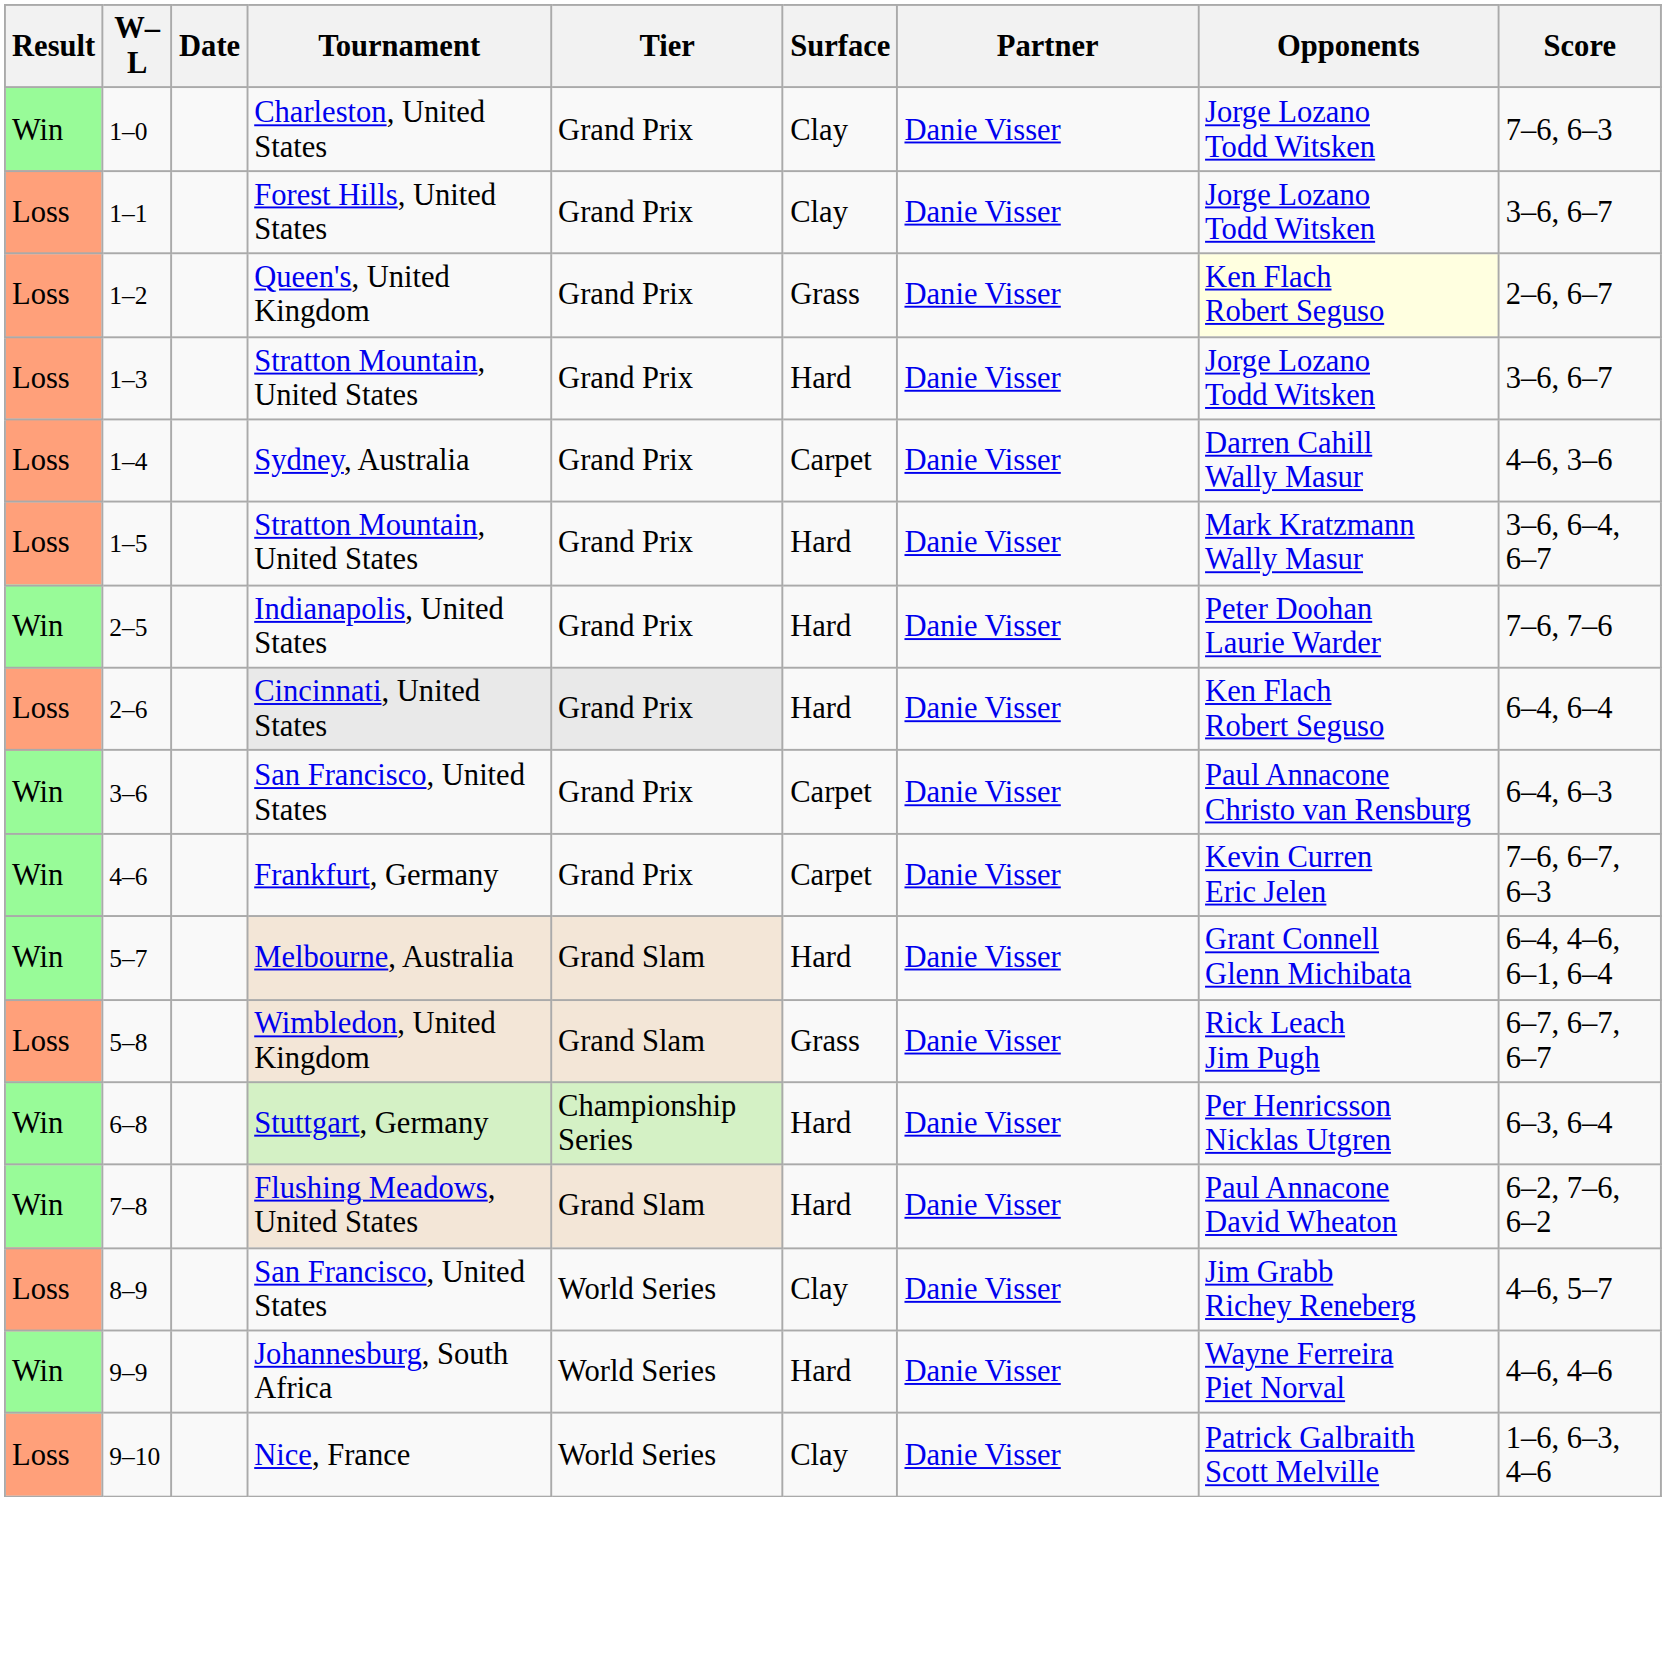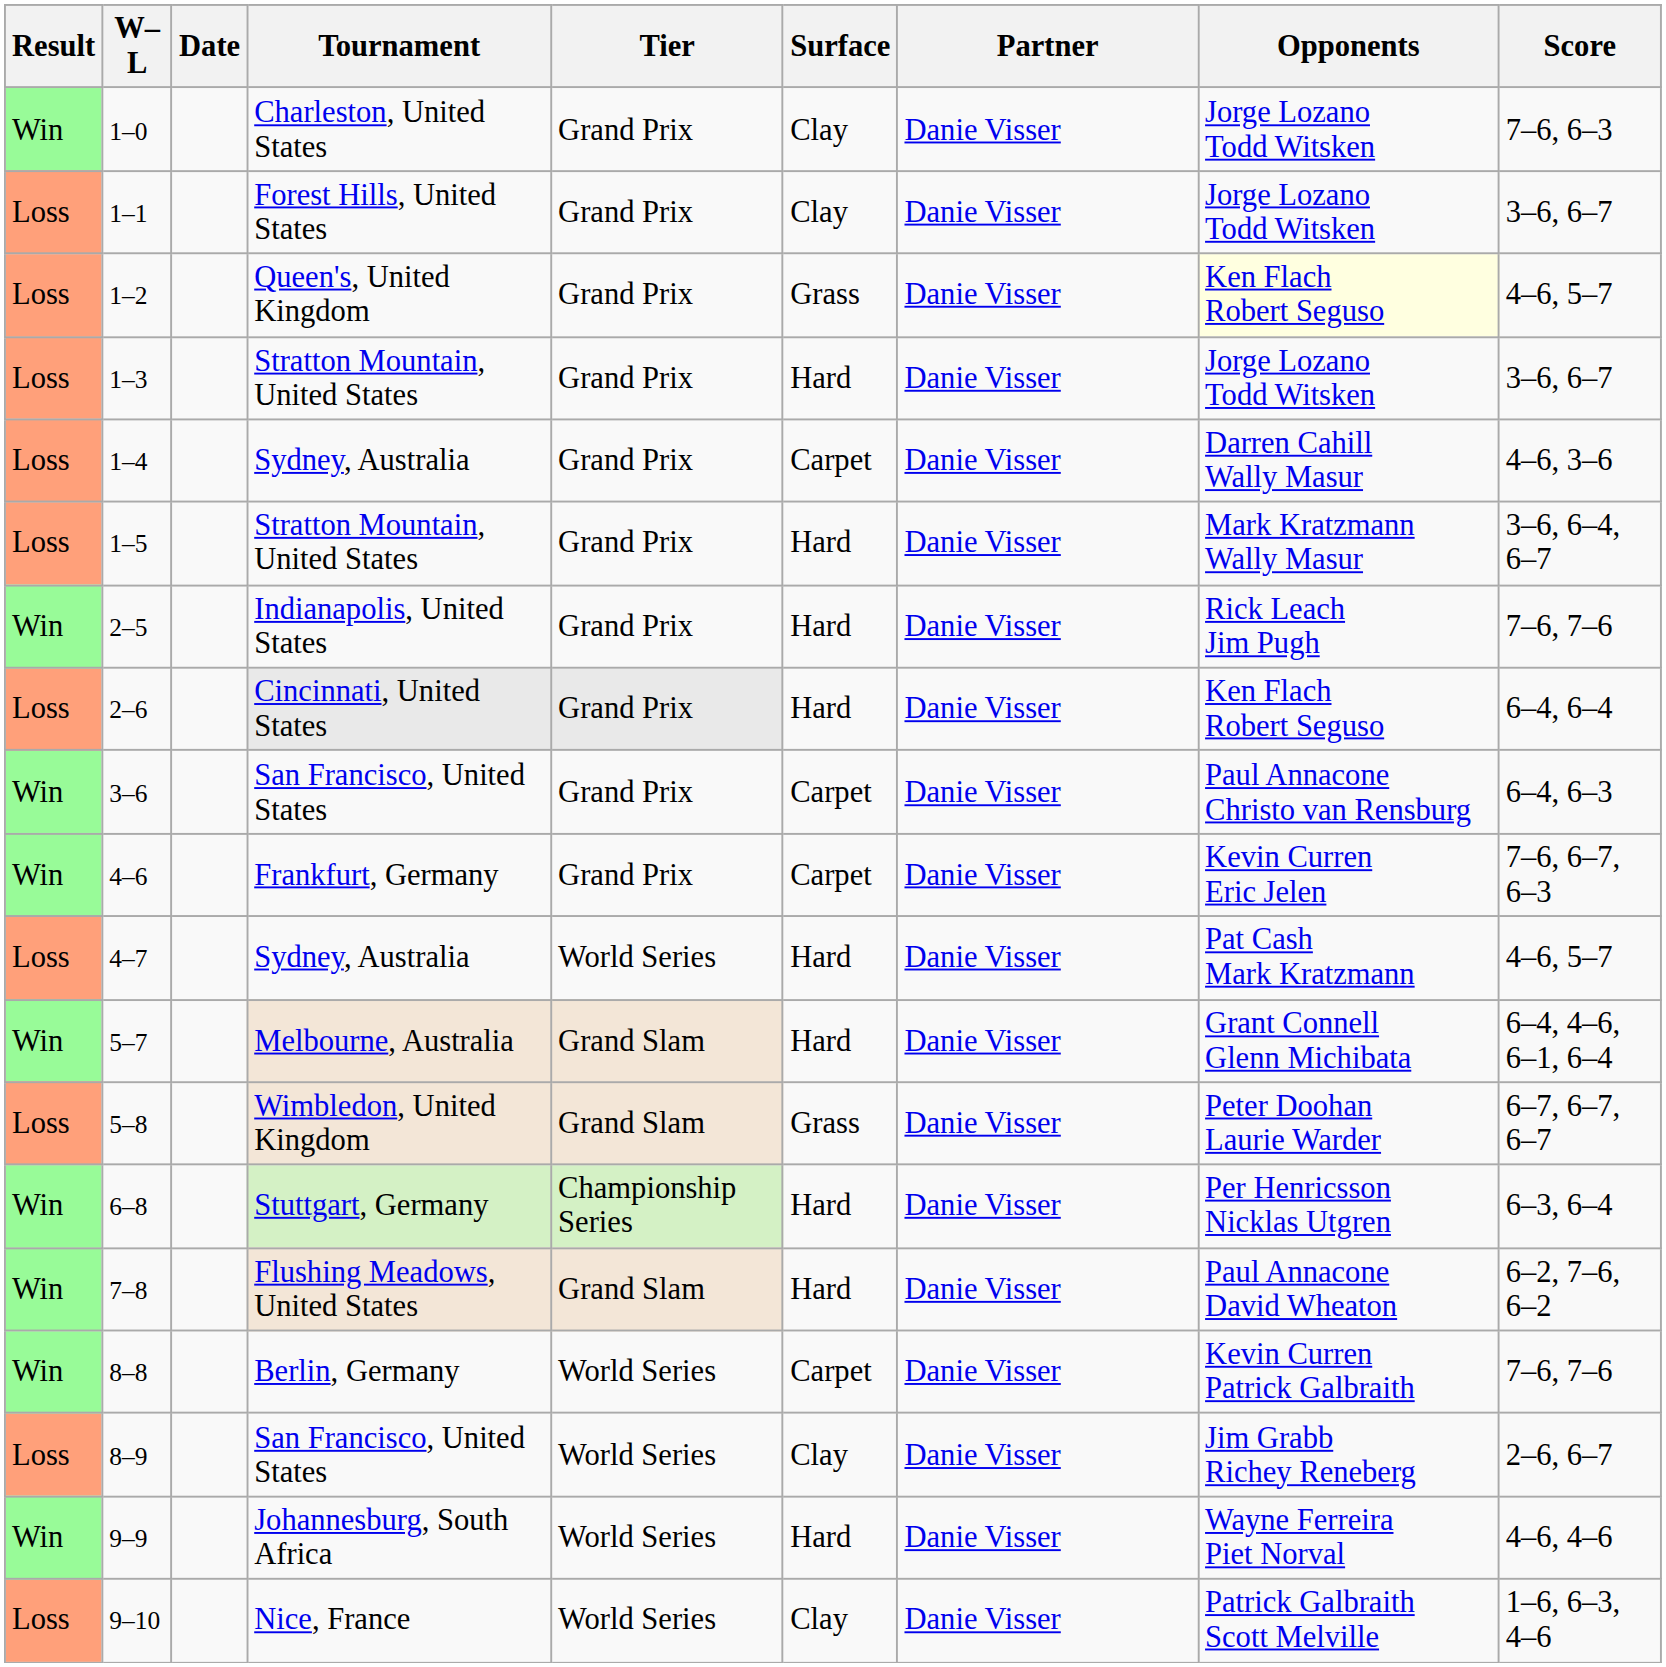(1559, 294) 2–6, 6–7 -> (1559, 294) 4–6, 5–7
(1293, 625) Peter Doohan Laurie Warder -> (1275, 625) Rick Leach Jim Pugh
+ row: (128, 959)
(1275, 1040) Rick Leach Jim Pugh -> (1293, 1122) Peter Doohan Laurie Warder
+ row: (128, 1373)
(1559, 1288) 4–6, 5–7 -> (1559, 1454) 2–6, 6–7
